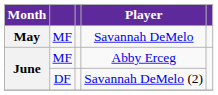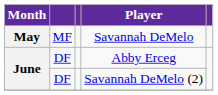(62, 57) MF -> (62, 57) DF
